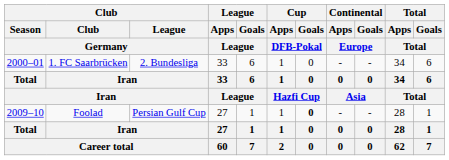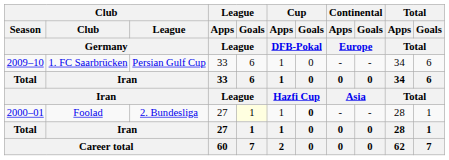(25, 63) 2000–01 -> (25, 63) 2009–10
(169, 63) 2. Bundesliga -> (169, 63) Persian Gulf Cup
(25, 113) 2009–10 -> (25, 113) 2000–01
(169, 113) Persian Gulf Cup -> (169, 113) 2. Bundesliga
(252, 113) no background -> (252, 113) lightyellow background
